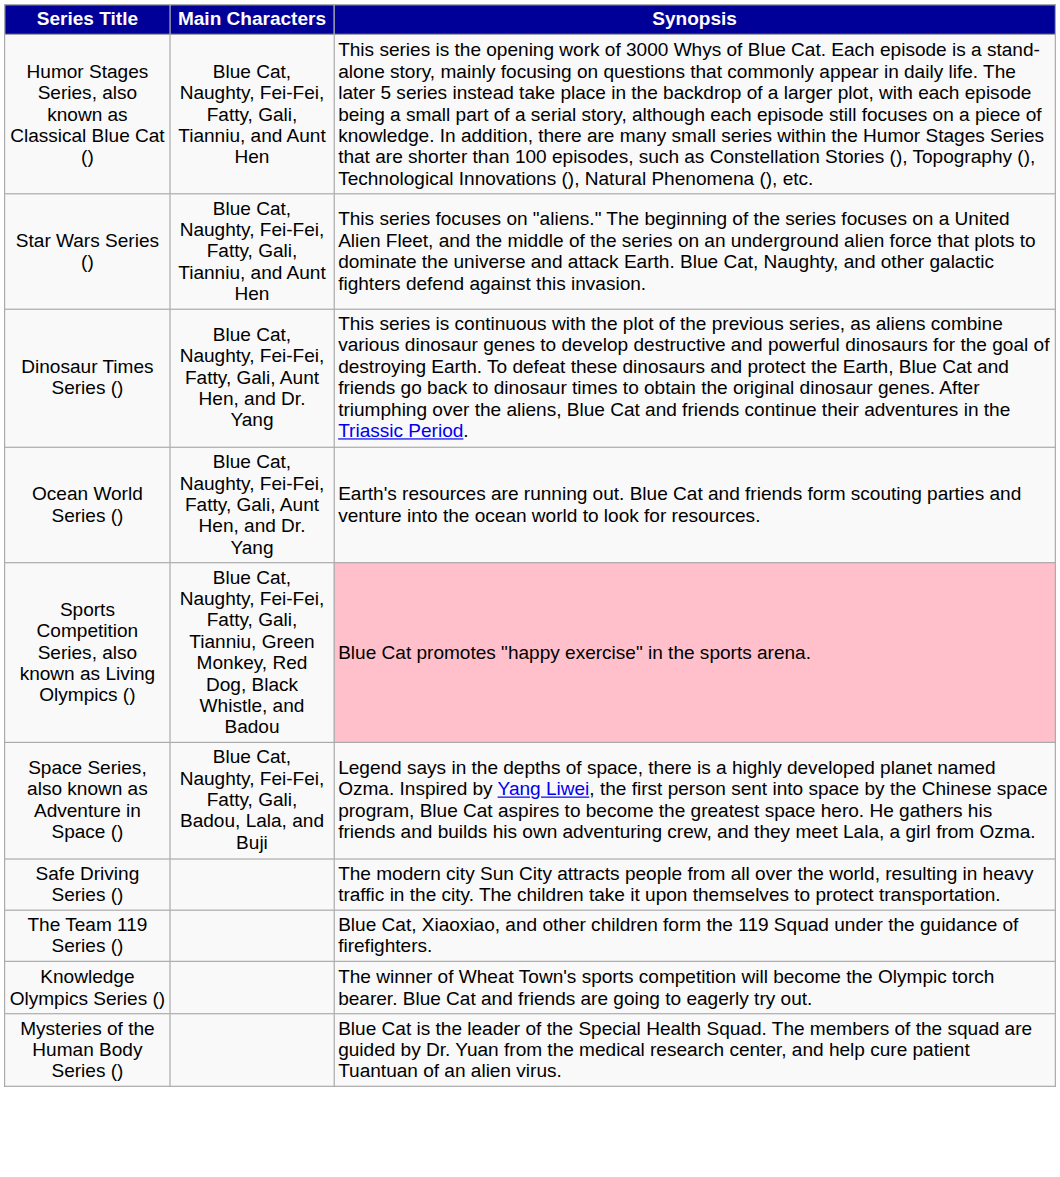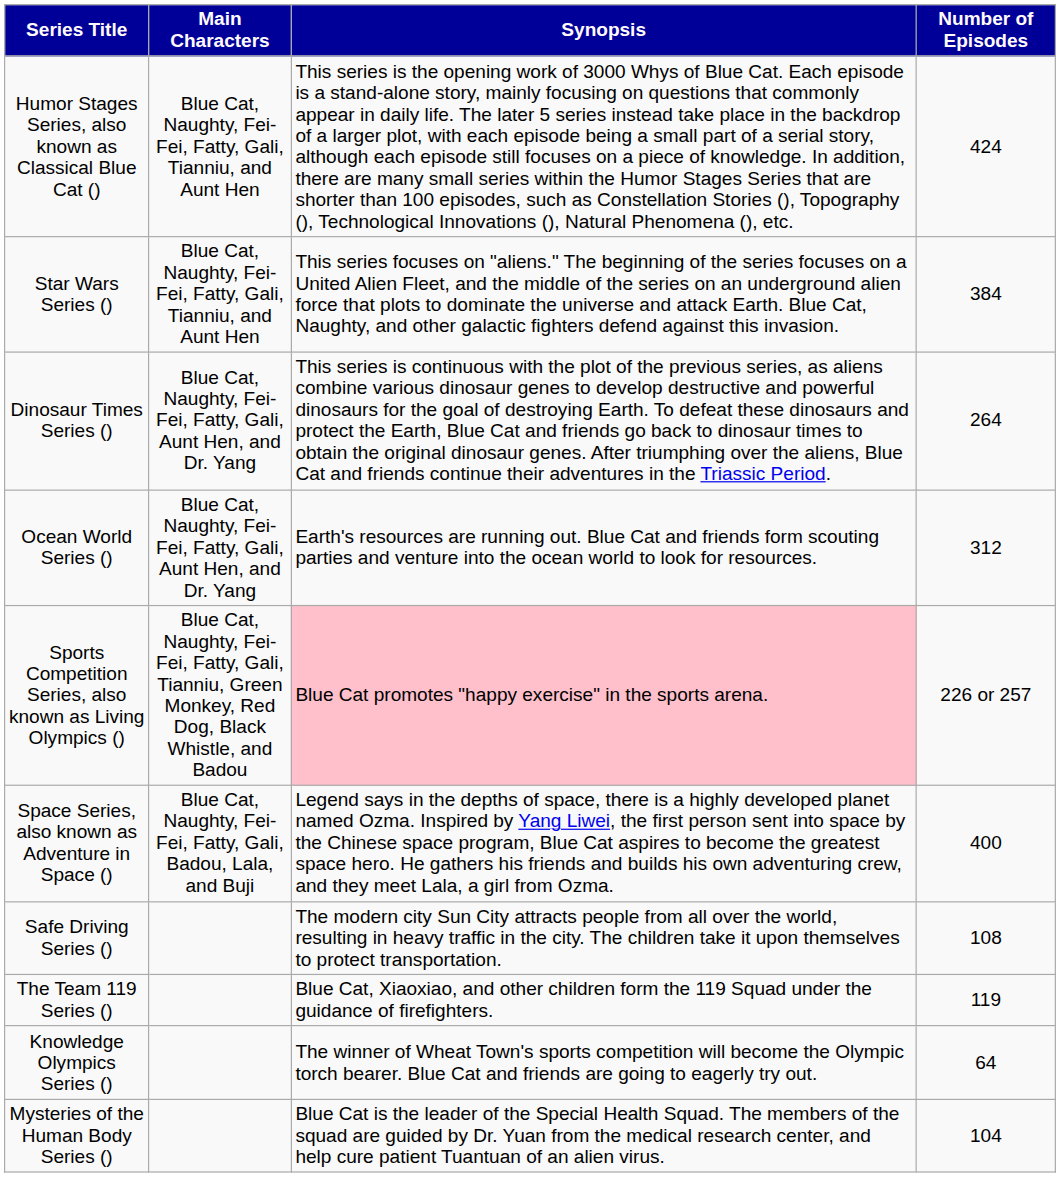+ column: (986, 30)
